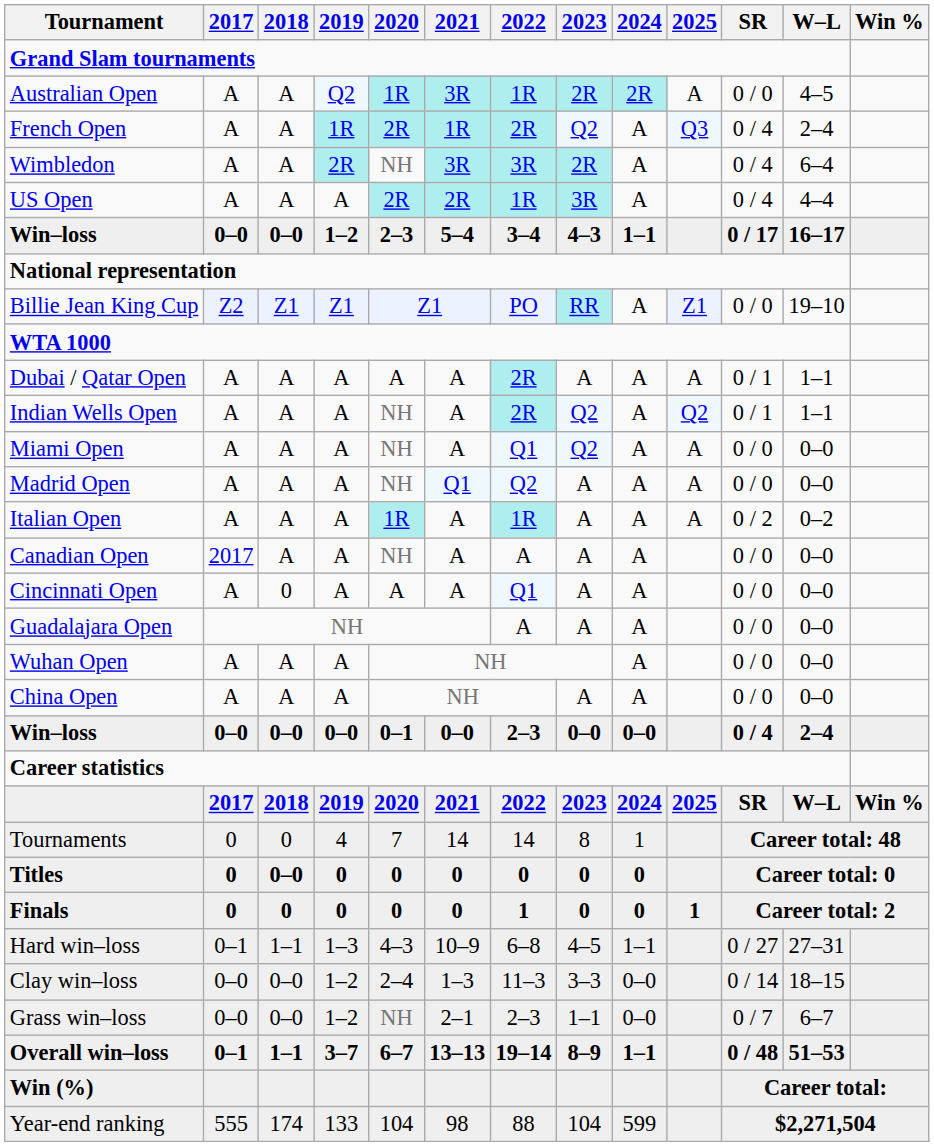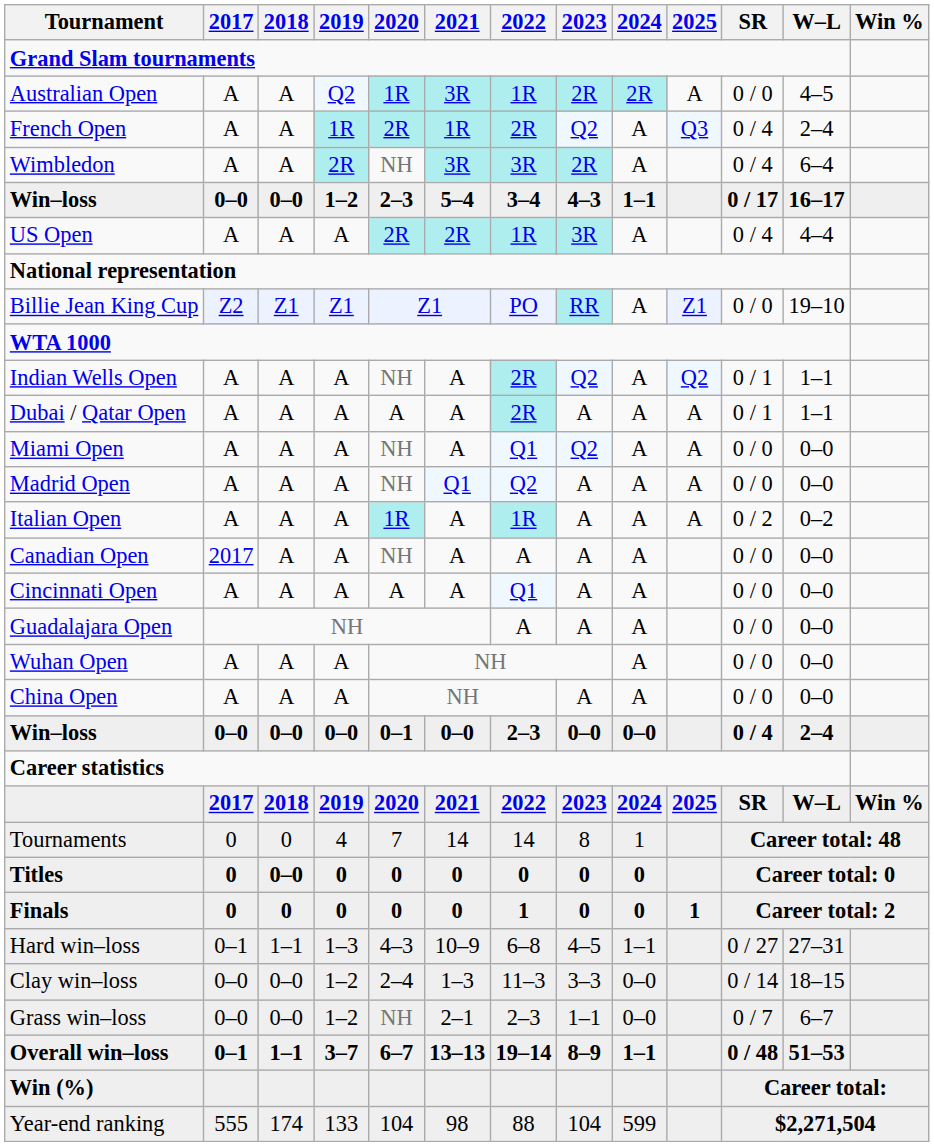rows swapped: (51, 199) <-> (53, 235)
rows swapped: (98, 377) <-> (93, 413)
(286, 590) 0 -> (286, 590) A
